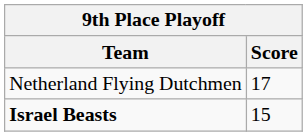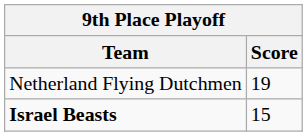(261, 83) 17 -> (261, 83) 19
